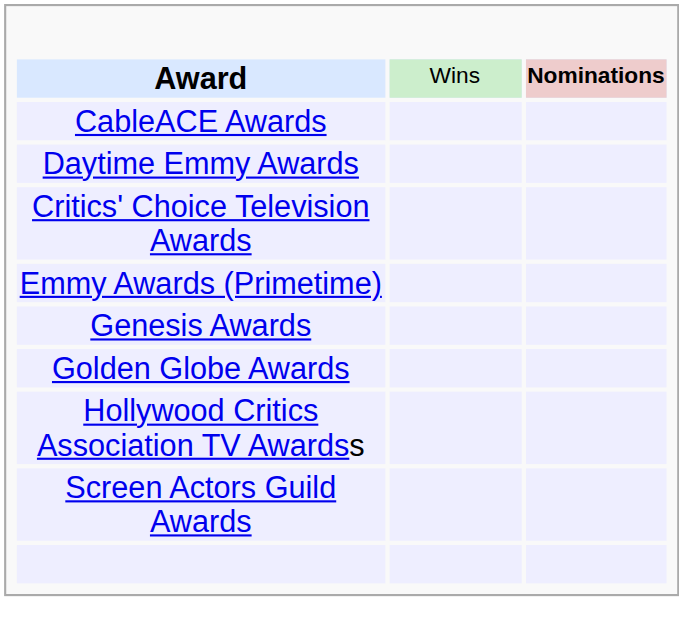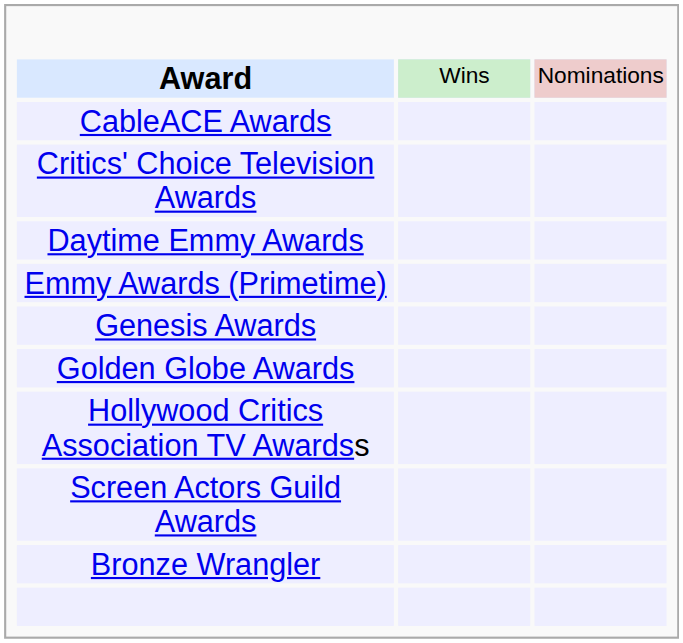(596, 74) bold -> (601, 74) normal
rows swapped: (201, 223) <-> (201, 163)
+ row: (206, 564)
